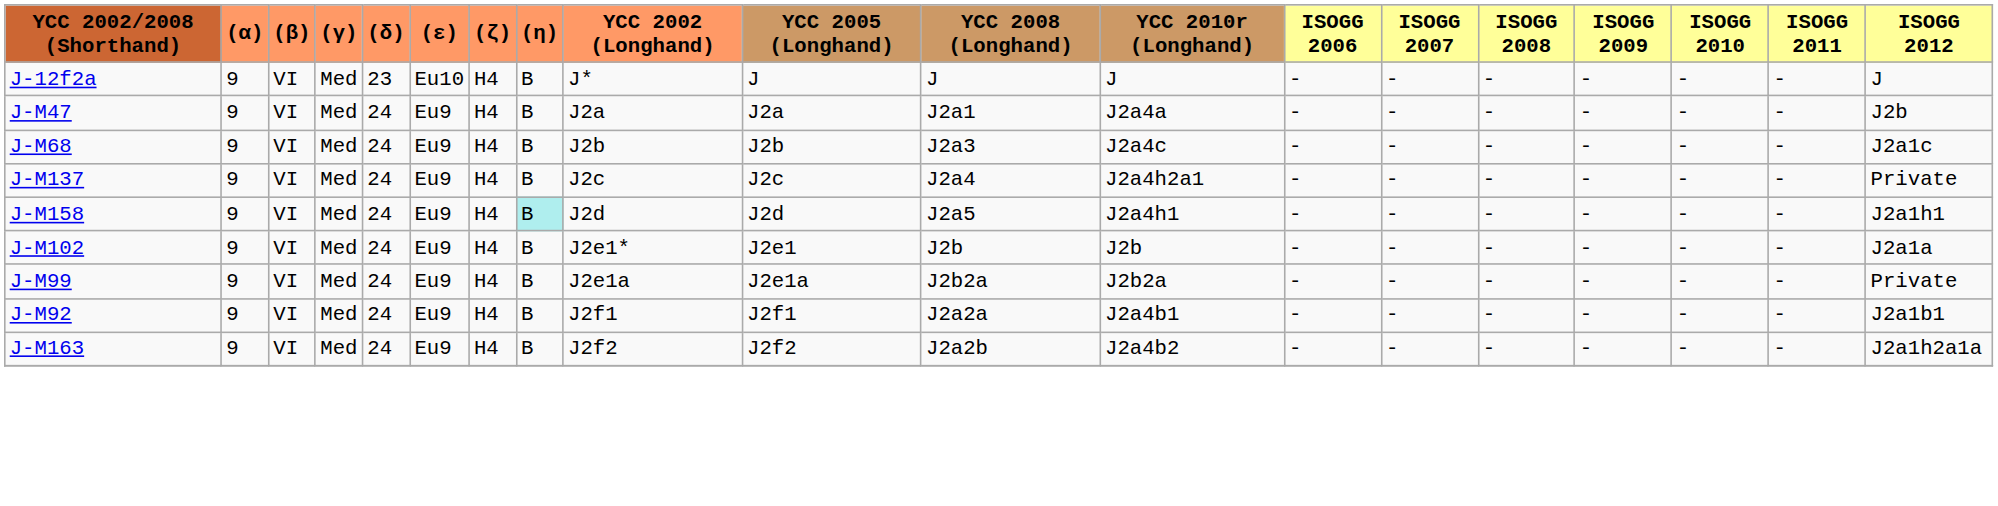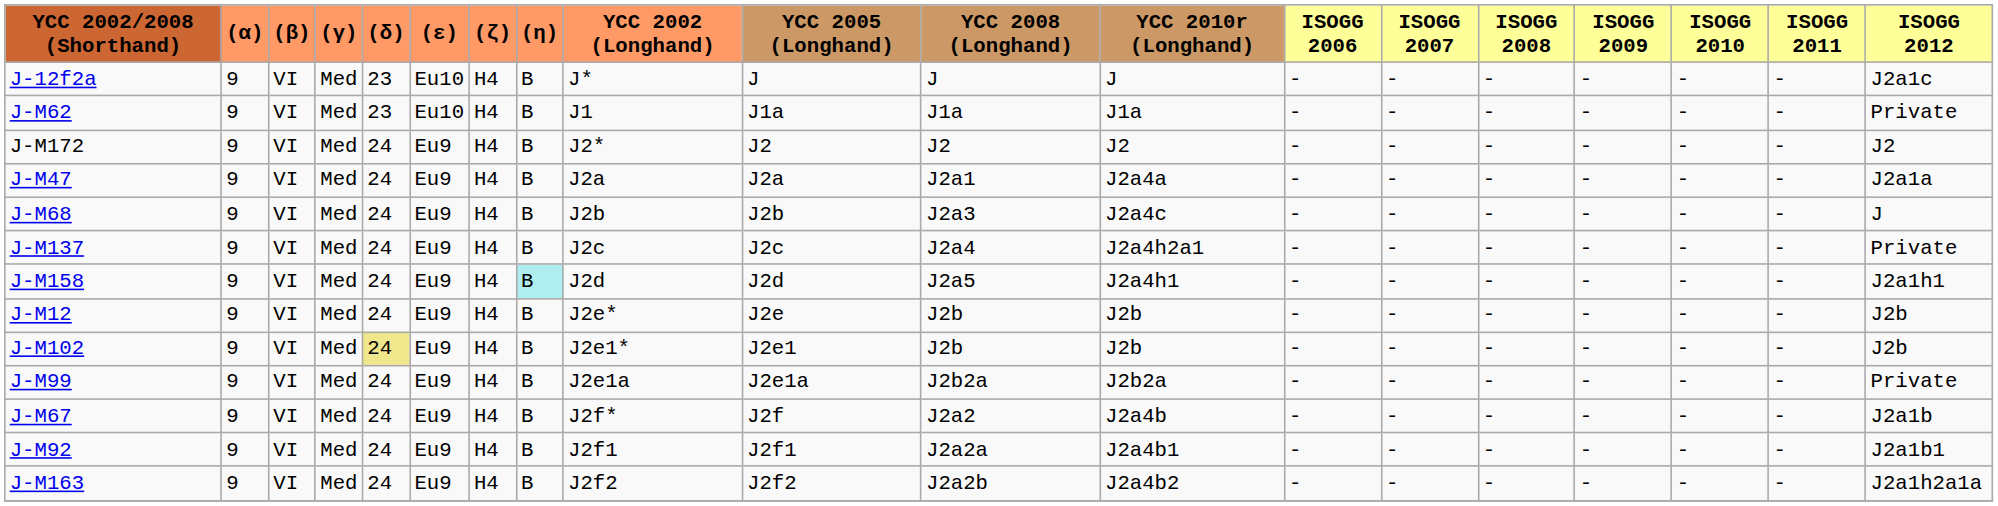(1877, 79) J -> (1902, 79) J2a1c
+ row: (41, 113)
+ row: (47, 147)
(1889, 113) J2b -> (1902, 180) J2a1a
(1902, 147) J2a1c -> (1877, 214) J
+ row: (41, 315)
(380, 248) no background -> (380, 349) khaki background
(1902, 248) J2a1a -> (1889, 349) J2b
+ row: (41, 416)
